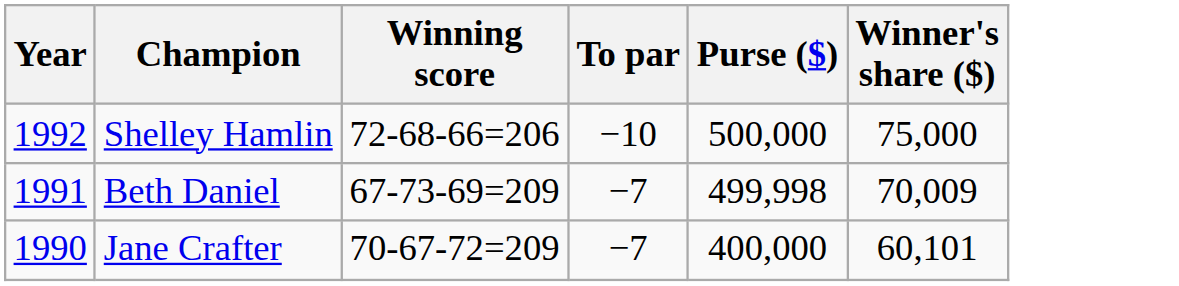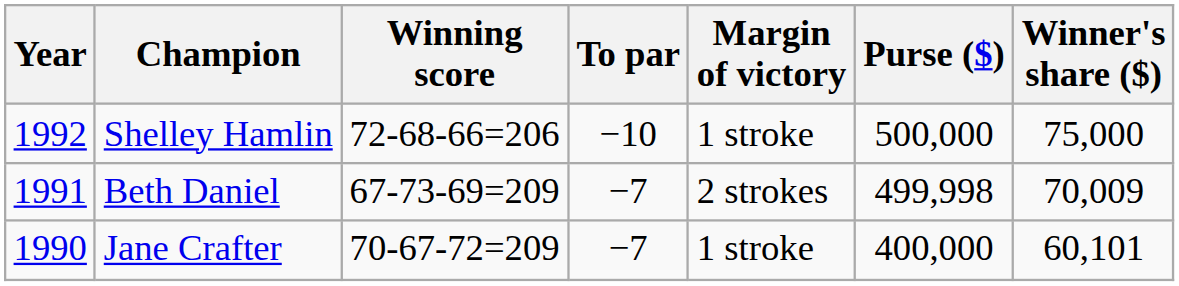+ column: (772, 54)
